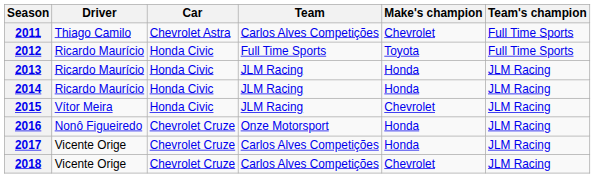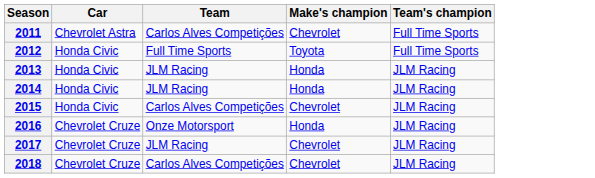- column: (99, 13)
(272, 107) JLM Racing -> (215, 107) Carlos Alves Competições
(310, 145) Carlos Alves Competições -> (177, 145) JLM Racing
(402, 145) Honda -> (315, 145) Chevrolet
